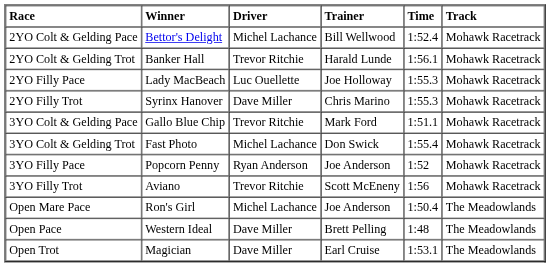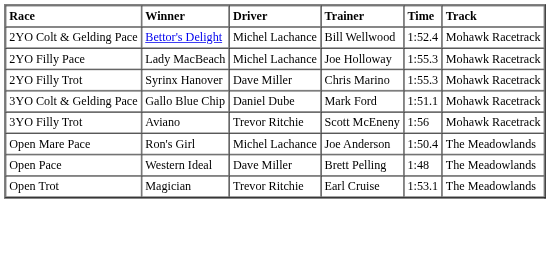- row: (72, 58)
(266, 80) Luc Ouellette -> (275, 58) Michel Lachance
(268, 122) Trevor Ritchie -> (264, 101) Daniel Dube
- row: (72, 143)
- row: (47, 165)
(262, 250) Dave Miller -> (268, 186) Trevor Ritchie
